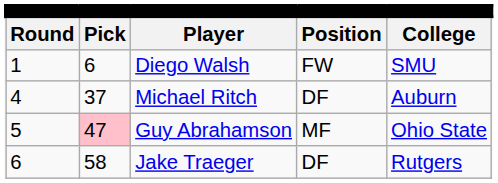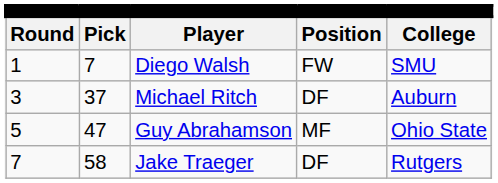(90, 66) 6 -> (90, 66) 7
(16, 98) 4 -> (16, 98) 3
(95, 130) pink background -> (95, 130) no background
(16, 162) 6 -> (16, 162) 7
